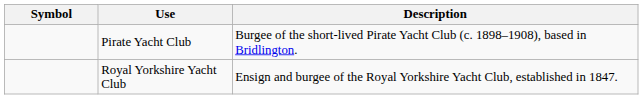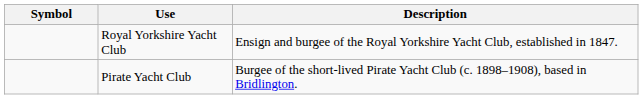rows swapped: (146, 42) <-> (159, 76)
